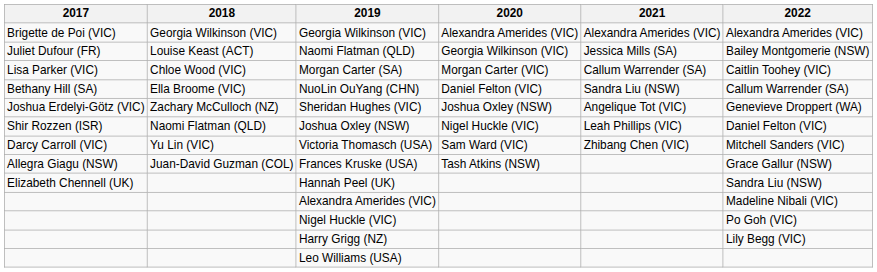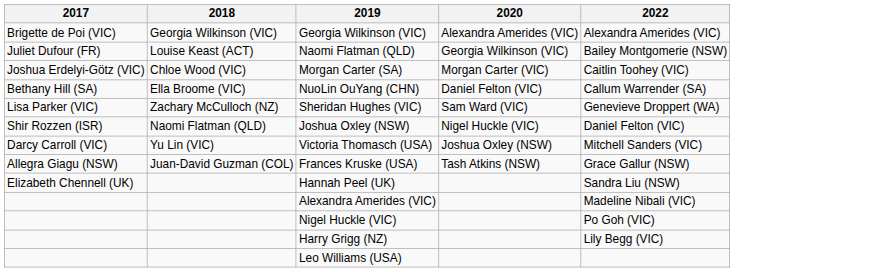- column: (652, 13)
(52, 70) Lisa Parker (VIC) -> (76, 70) Joshua Erdelyi-Götz (VIC)
(76, 107) Joshua Erdelyi-Götz (VIC) -> (52, 107) Lisa Parker (VIC)
(497, 107) Joshua Oxley (NSW) -> (485, 107) Sam Ward (VIC)
(485, 145) Sam Ward (VIC) -> (497, 145) Joshua Oxley (NSW)
